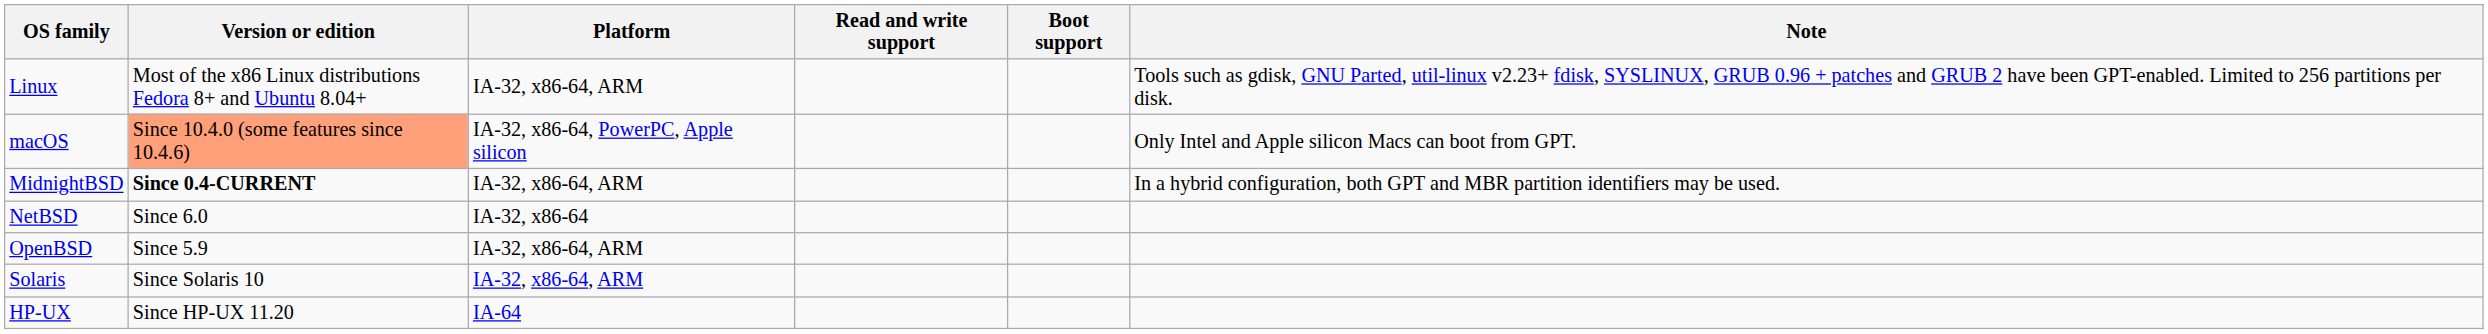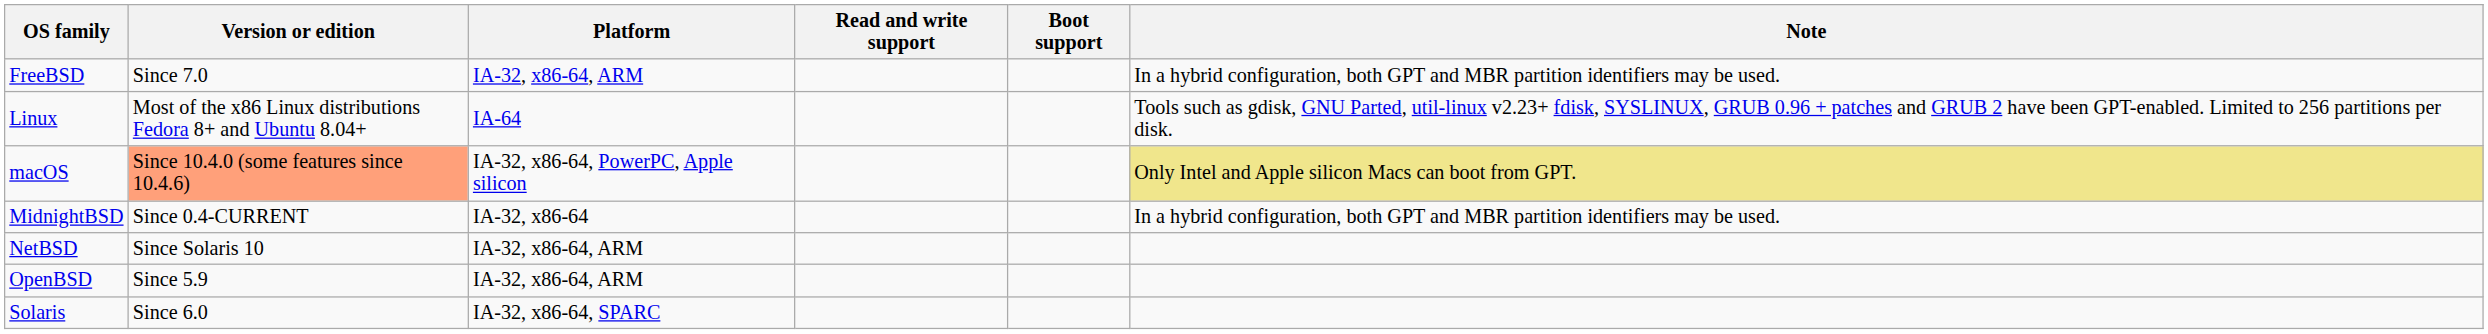+ row: (47, 75)
(558, 86) IA-32, x86-64, ARM -> (497, 118) IA-64
(1355, 141) no background -> (1355, 173) khaki background
(224, 184) bold -> (221, 216) normal
(558, 184) IA-32, x86-64, ARM -> (531, 216) IA-32, x86-64
(170, 216) Since 6.0 -> (198, 248) Since Solaris 10
(531, 216) IA-32, x86-64 -> (558, 248) IA-32, x86-64, ARM
(198, 280) Since Solaris 10 -> (170, 312) Since 6.0
(558, 280) IA-32, x86-64, ARM -> (567, 312) IA-32, x86-64, SPARC
- row: (40, 312)
